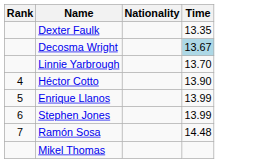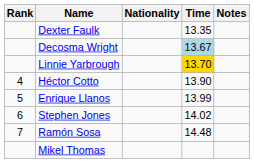+ column: (232, 13)
(198, 64) no background -> (198, 64) gold background
(198, 116) 13.99 -> (198, 116) 14.02
